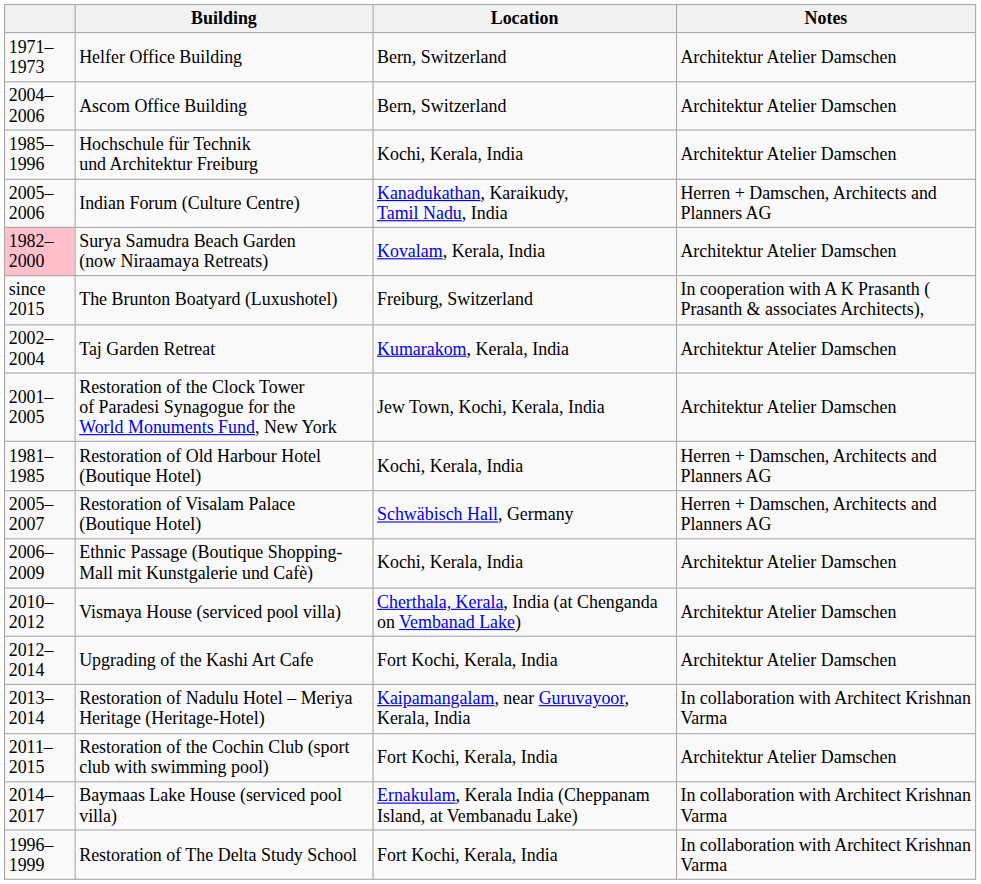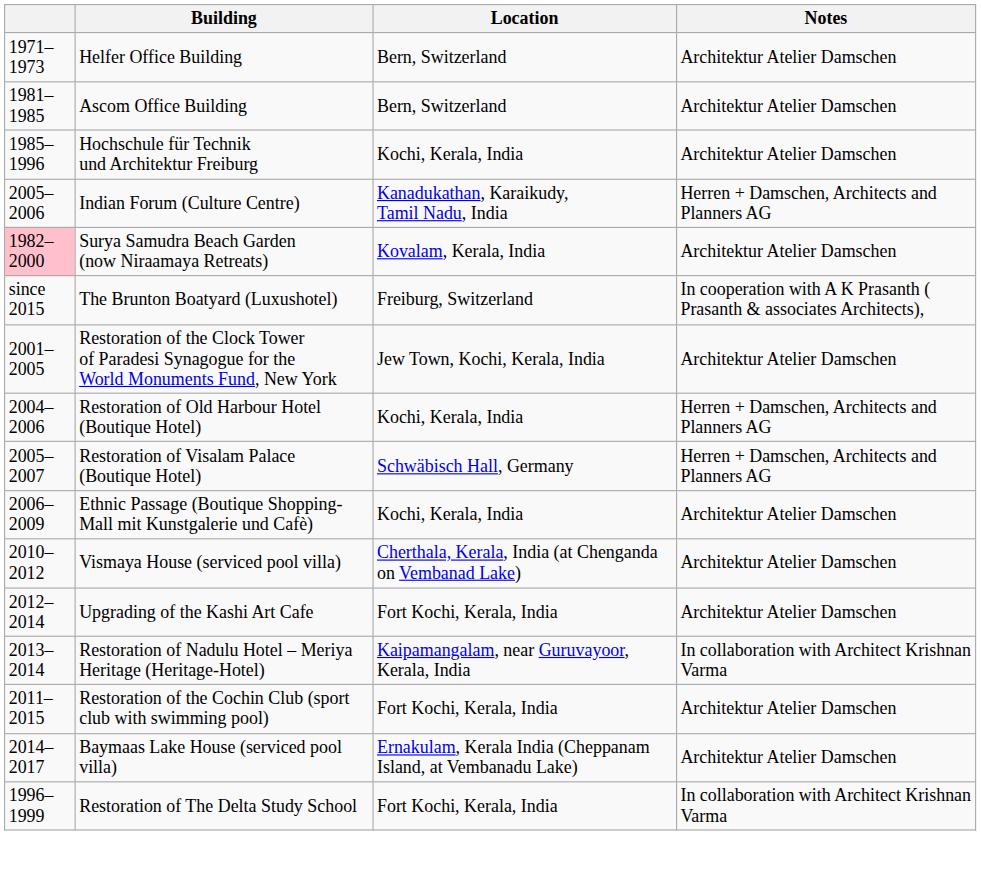(31, 105) 2004–2006 -> (31, 105) 1981–1985
- row: (147, 348)
(31, 466) 1981–1985 -> (31, 417) 2004–2006
(826, 806) In collaboration with Architect Krishnan Varma -> (788, 757) Architektur Atelier Damschen
